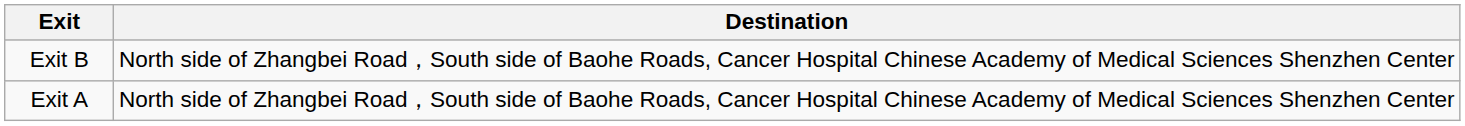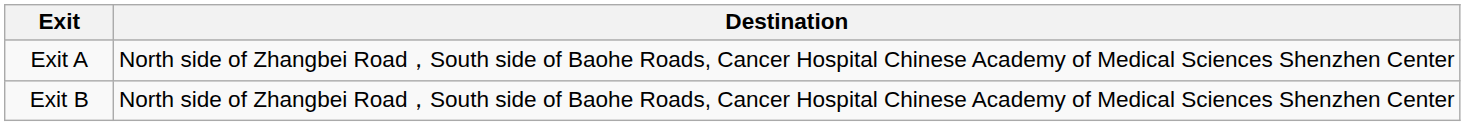rows swapped: (59, 100) <-> (59, 60)
